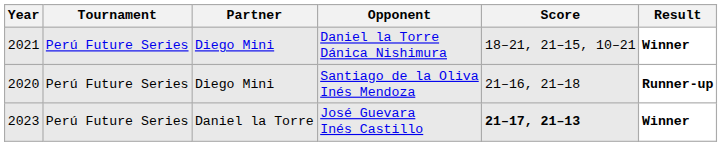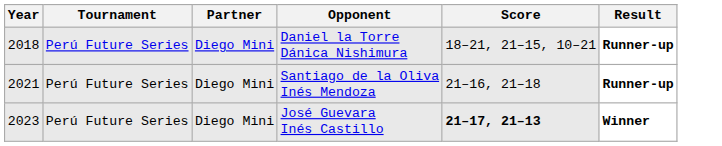(24, 45) 2021 -> (24, 45) 2018
(666, 45) Winner -> (638, 45) Runner-up
(24, 84) 2020 -> (24, 84) 2021
(254, 122) Daniel la Torre -> (235, 122) Diego Mini
